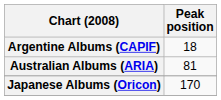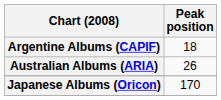(190, 66) 81 -> (190, 66) 26
